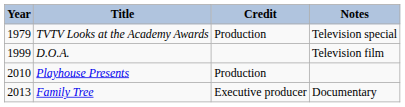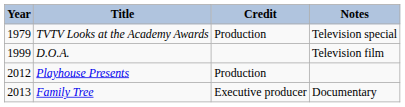(19, 73) 2010 -> (19, 73) 2012
